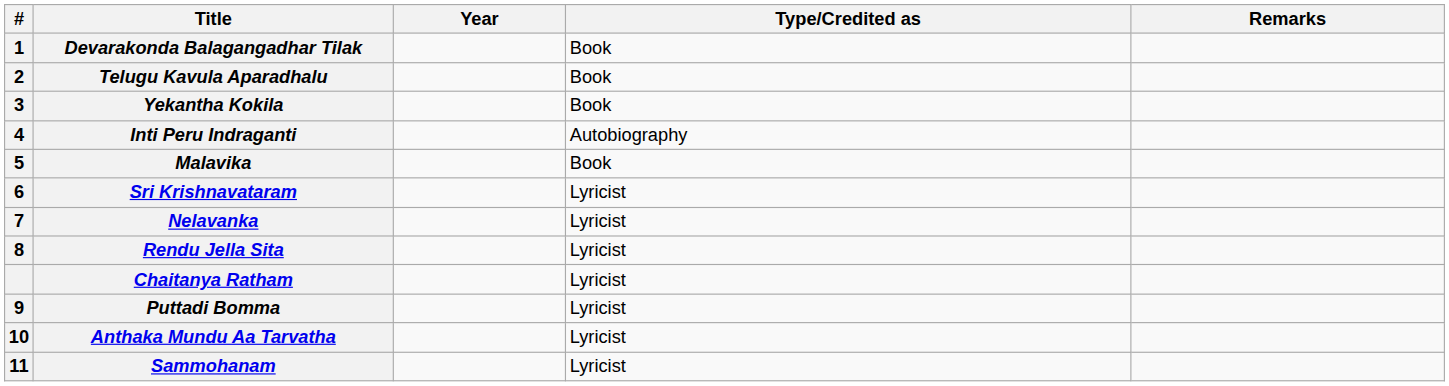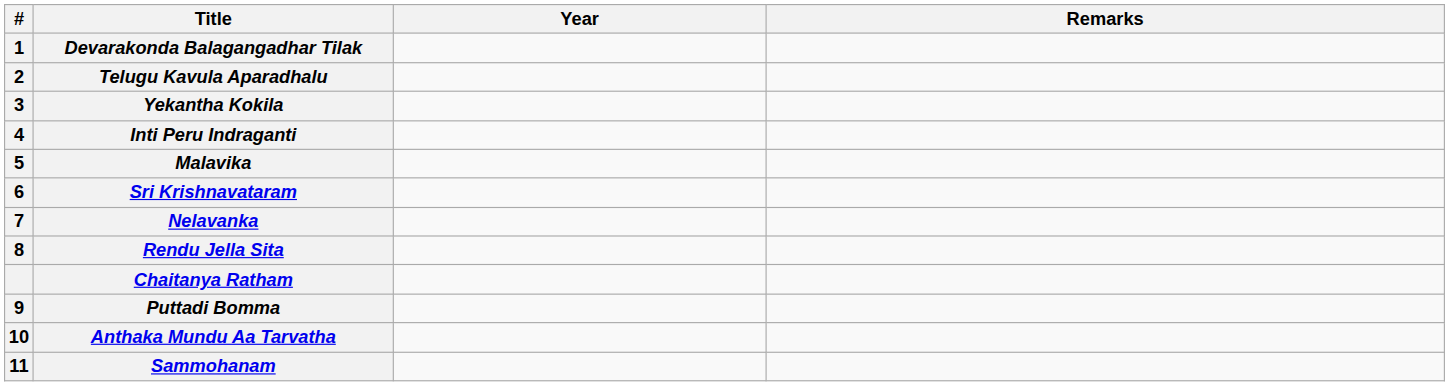- column: (848, 18)
